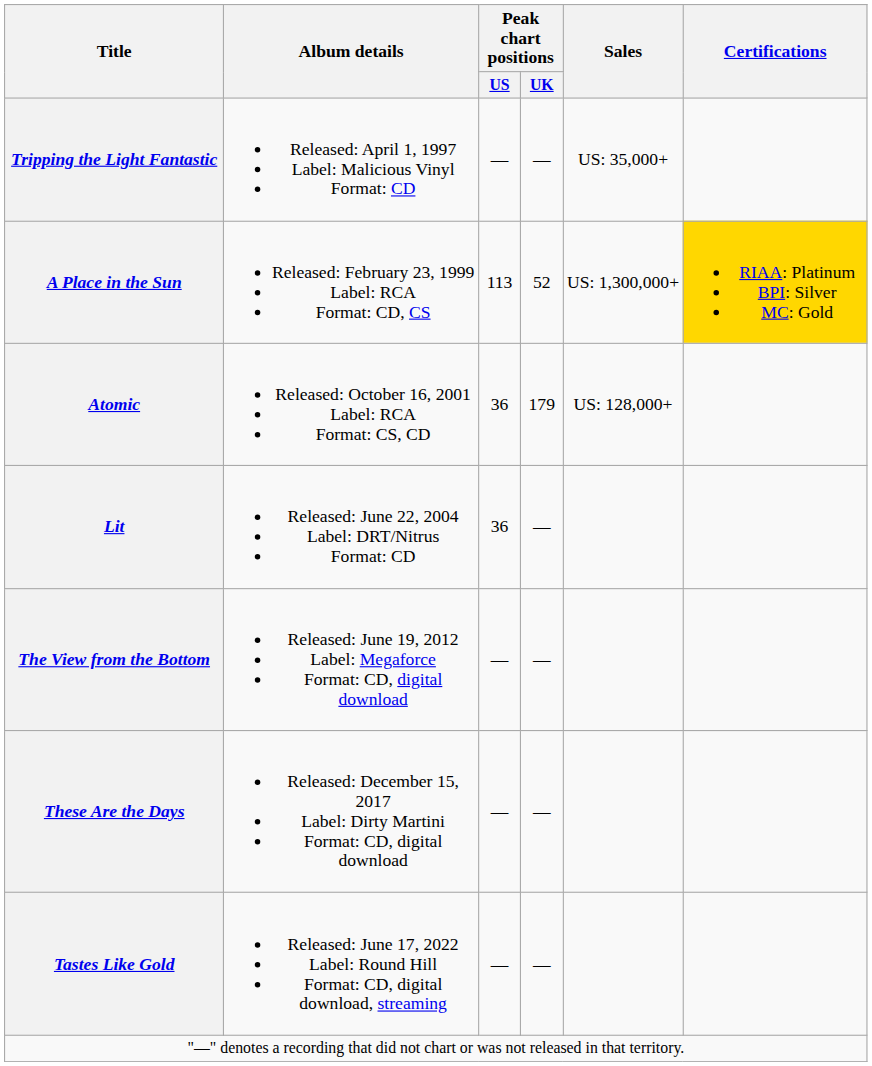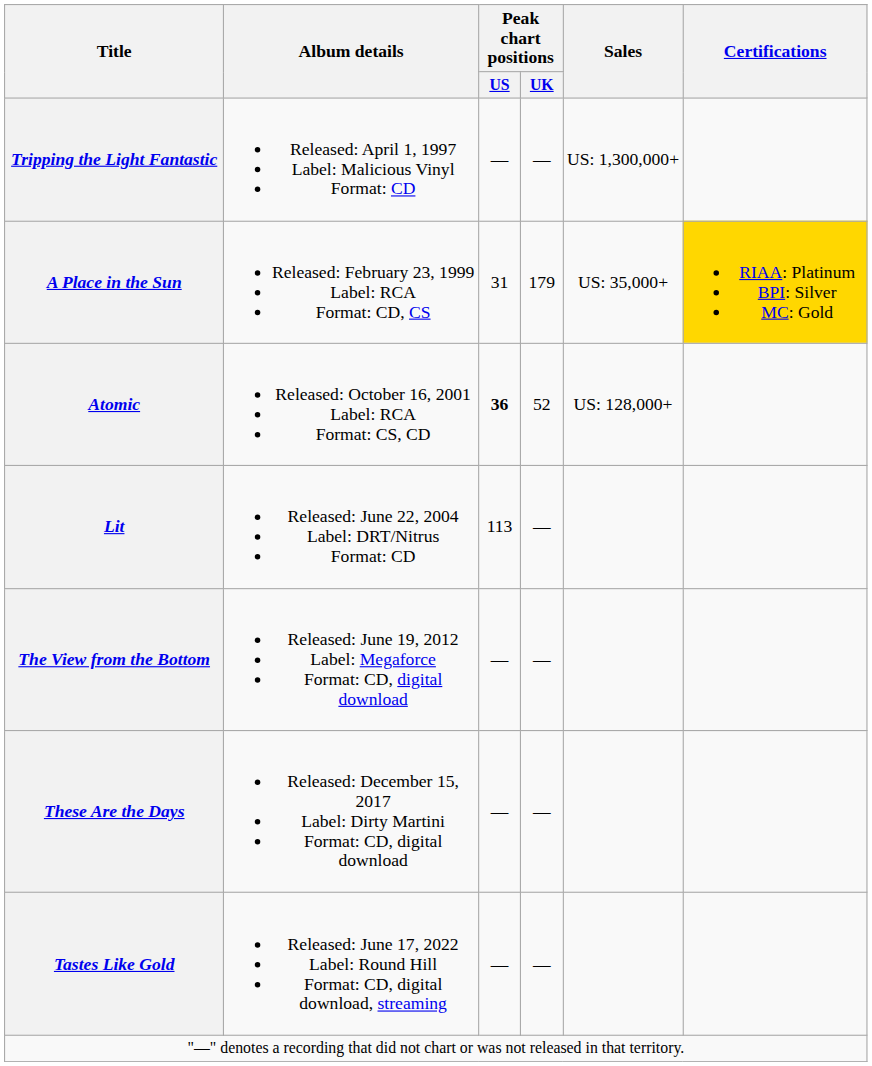(623, 159) US: 35,000+ -> (623, 159) US: 1,300,000+
(499, 281) 113 -> (499, 281) 31
(542, 281) 52 -> (542, 281) 179
(623, 281) US: 1,300,000+ -> (623, 281) US: 35,000+
(499, 404) normal -> (499, 404) bold
(542, 404) 179 -> (542, 404) 52
(499, 526) 36 -> (499, 526) 113
